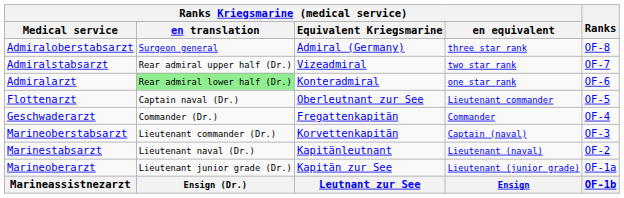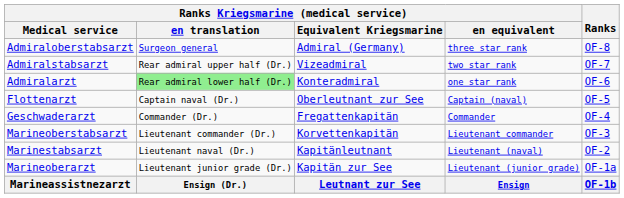(501, 100) Lieutenant commander -> (487, 100) Captain (naval)
(487, 134) Captain (naval) -> (501, 134) Lieutenant commander
